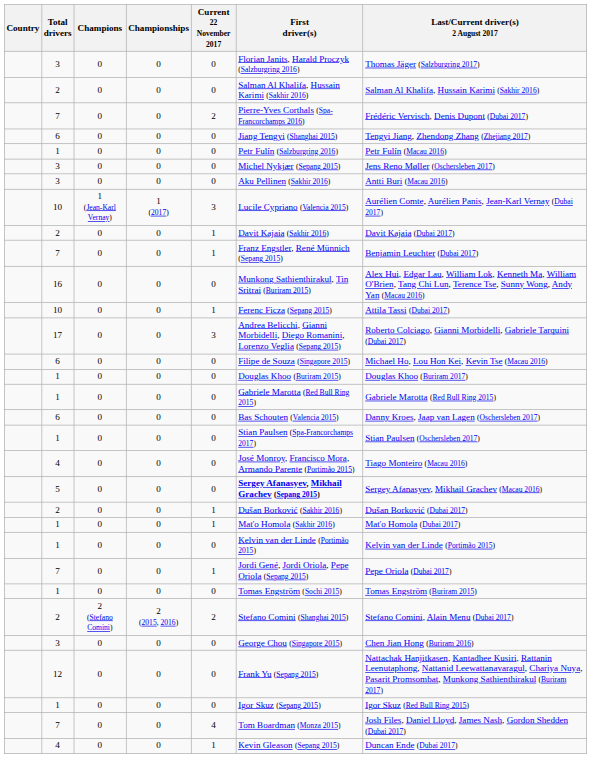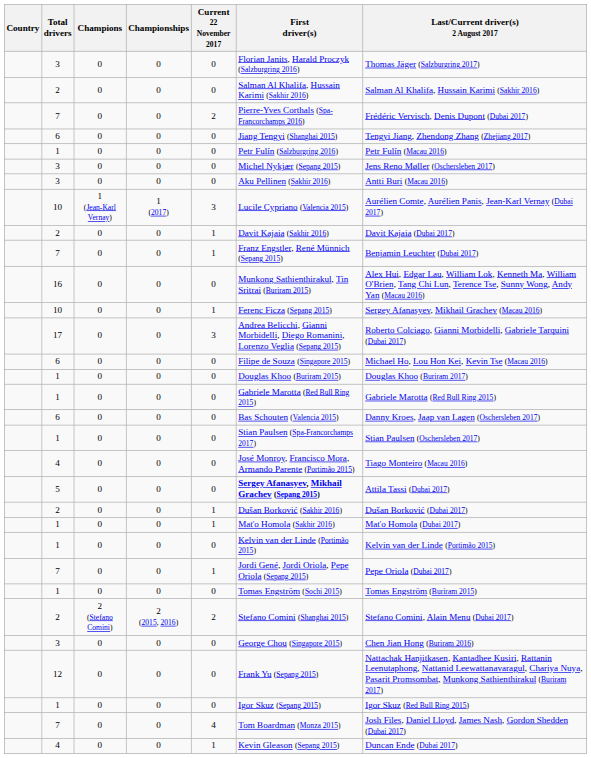(407, 309) Attila Tassi (Dubai 2017) -> (454, 309) Sergey Afanasyev, Mikhail Grachev (Macau 2016)
(454, 489) Sergey Afanasyev, Mikhail Grachev (Macau 2016) -> (407, 489) Attila Tassi (Dubai 2017)
